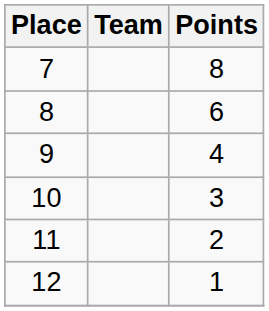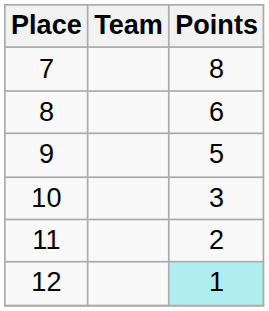(217, 154) 4 -> (217, 154) 5
(217, 283) no background -> (217, 283) paleturquoise background
